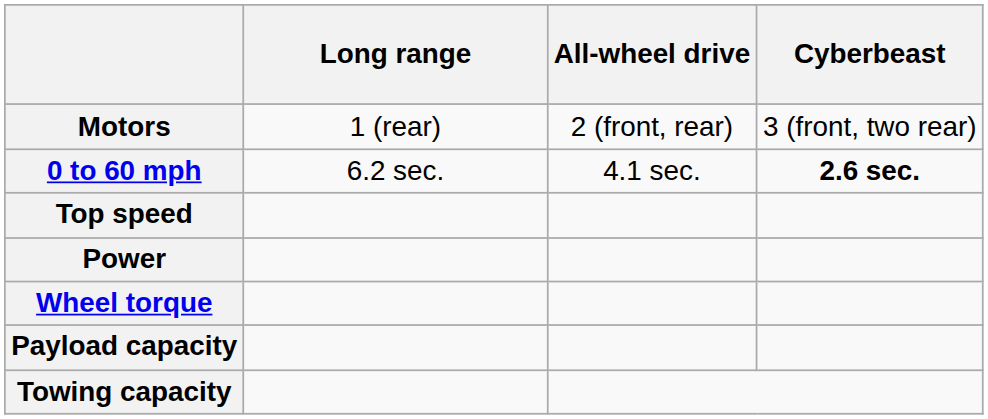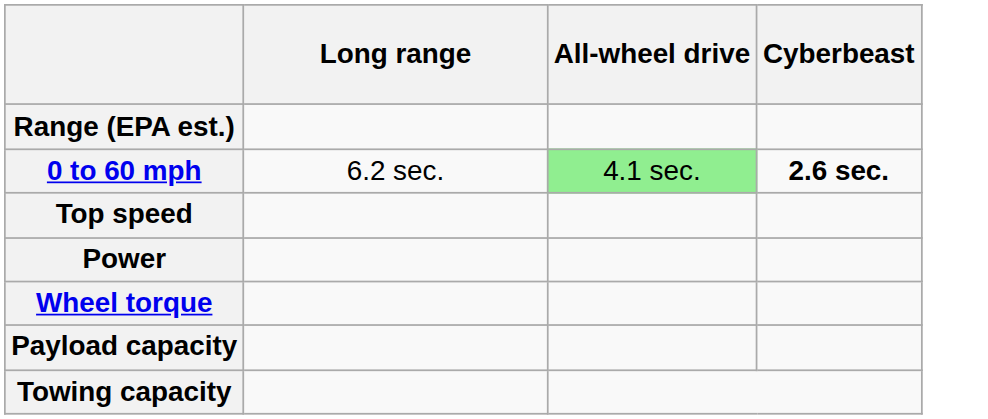- row: (124, 126)
+ row: (124, 126)
(652, 170) no background -> (652, 170) lightgreen background
